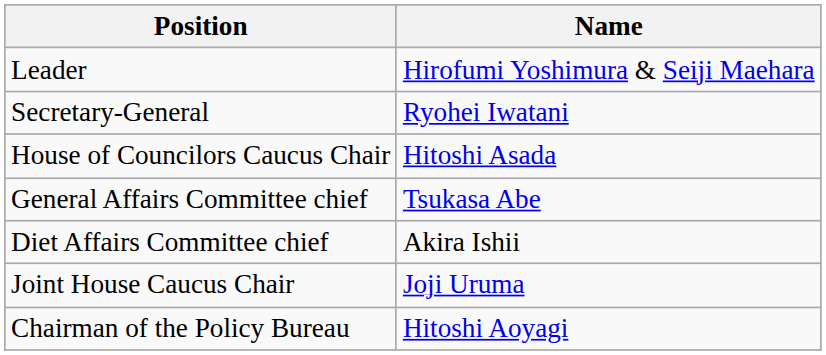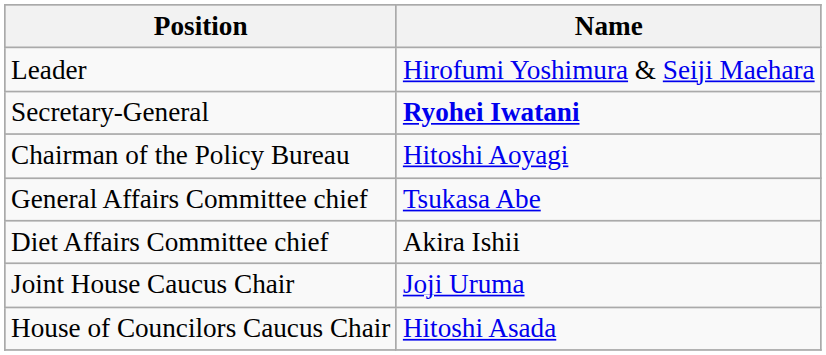(486, 112) normal -> (491, 112) bold
rows swapped: (180, 328) <-> (201, 155)
